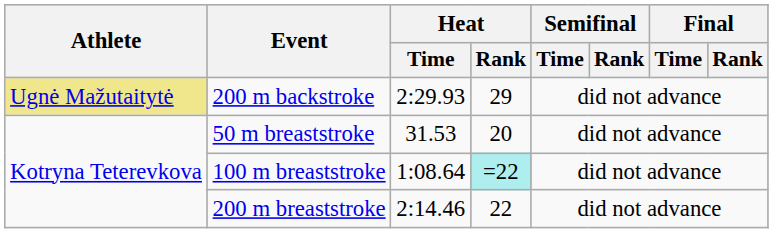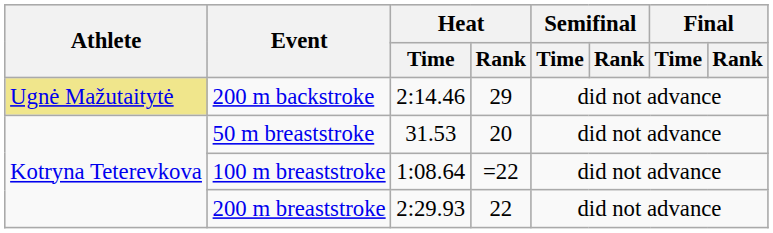(431, 96) 2:29.93 -> (431, 96) 2:14.46
(501, 171) paleturquoise background -> (501, 171) no background
(431, 209) 2:14.46 -> (431, 209) 2:29.93
